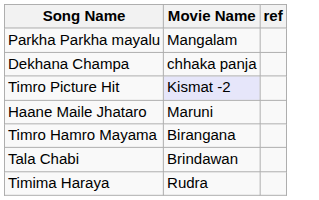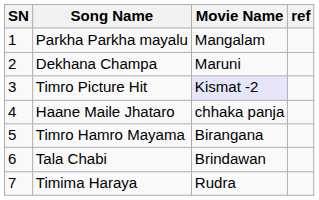+ column: (18, 16)
(212, 64) chhaka panja -> (218, 64) Maruni
(190, 111) Maruni -> (240, 111) chhaka panja
